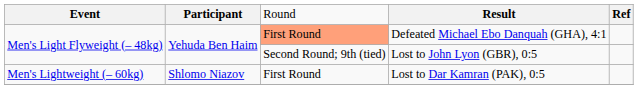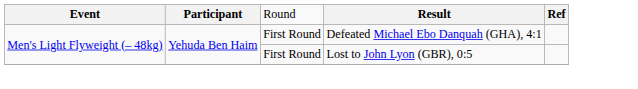(292, 34) lightsalmon background -> (292, 34) no background
(324, 54) Second Round; 9th (tied) -> (292, 54) First Round
- row: (468, 74)
